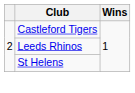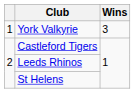+ row: (48, 29)
